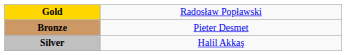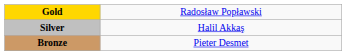rows swapped: (52, 43) <-> (52, 27)
